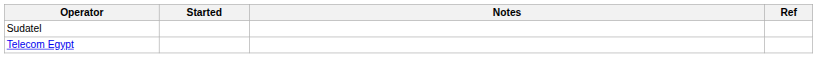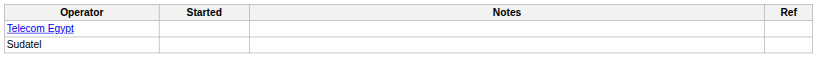rows swapped: (24, 28) <-> (40, 45)
